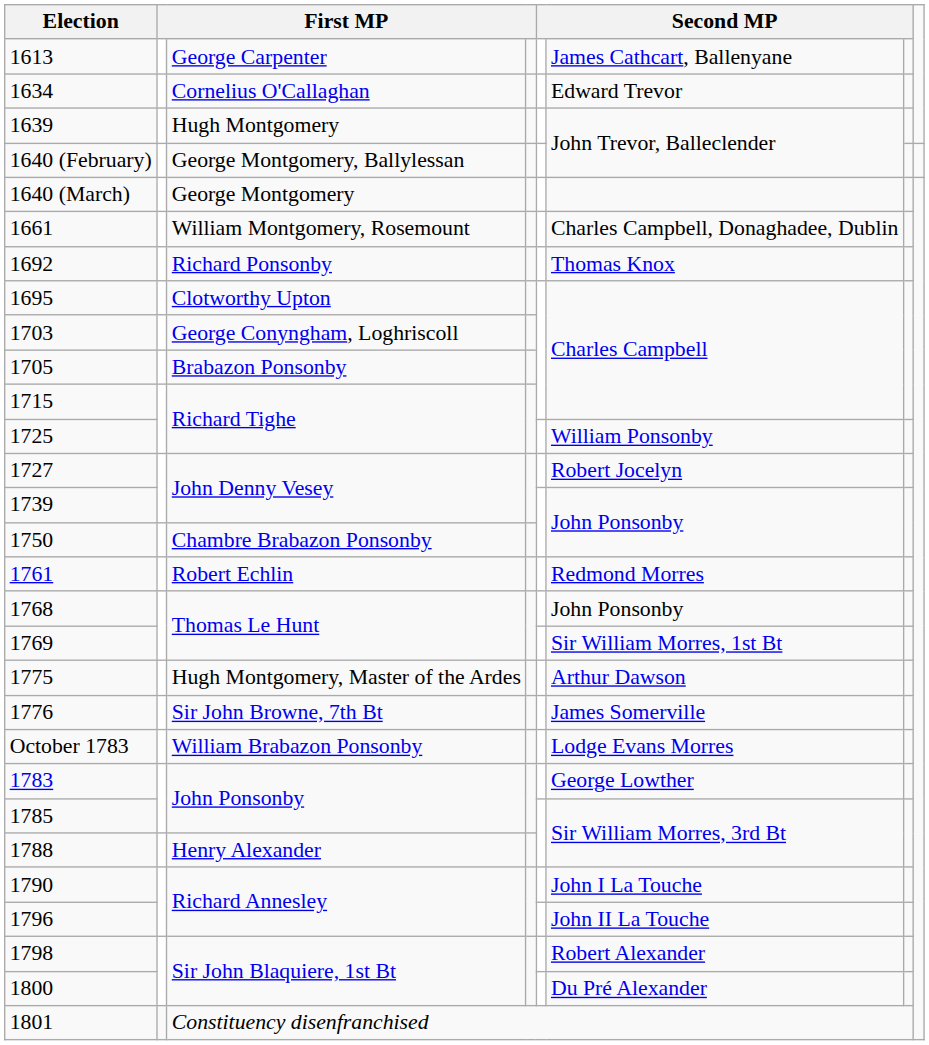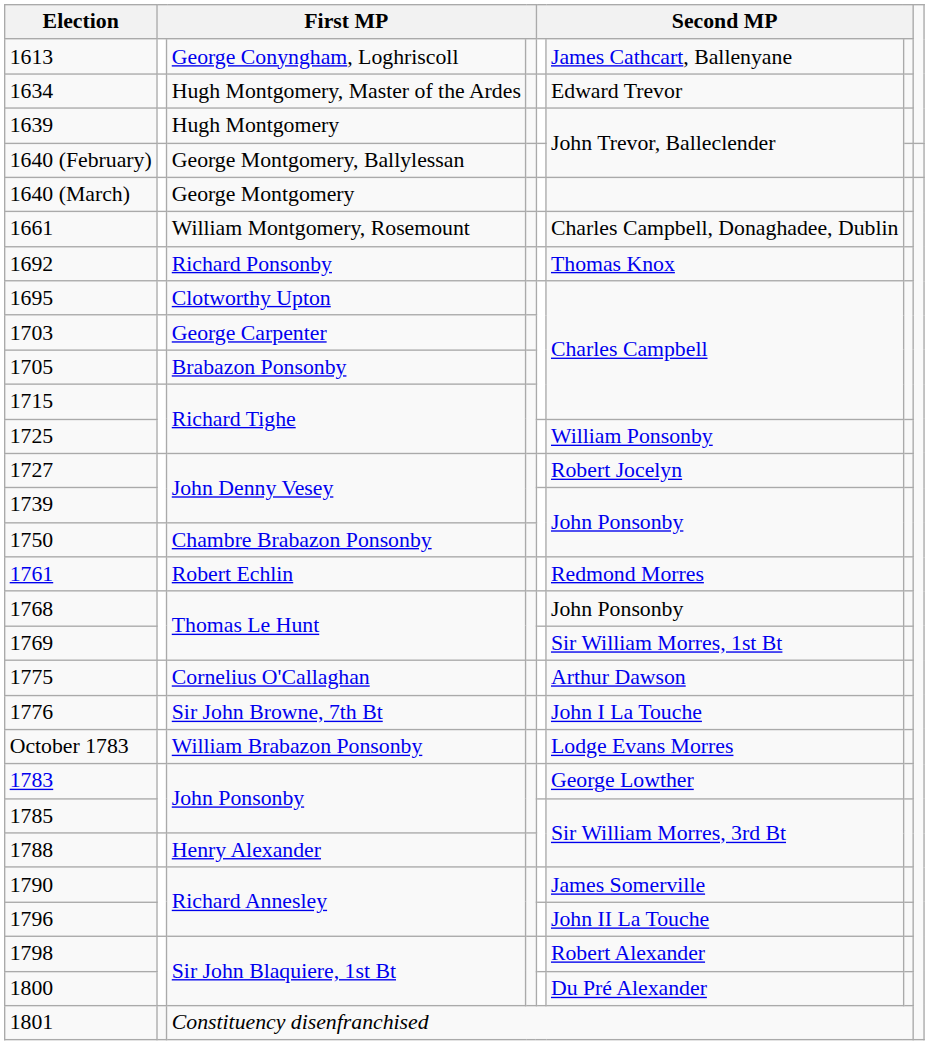(249, 56) George Carpenter -> (315, 56) George Conyngham, Loghriscoll
(271, 90) Cornelius O'Callaghan -> (346, 90) Hugh Montgomery, Master of the Ardes
(315, 332) George Conyngham, Loghriscoll -> (249, 332) George Carpenter
(346, 677) Hugh Montgomery, Master of the Ardes -> (271, 677) Cornelius O'Callaghan
(628, 711) James Somerville -> (626, 711) John I La Touche
(626, 884) John I La Touche -> (628, 884) James Somerville
